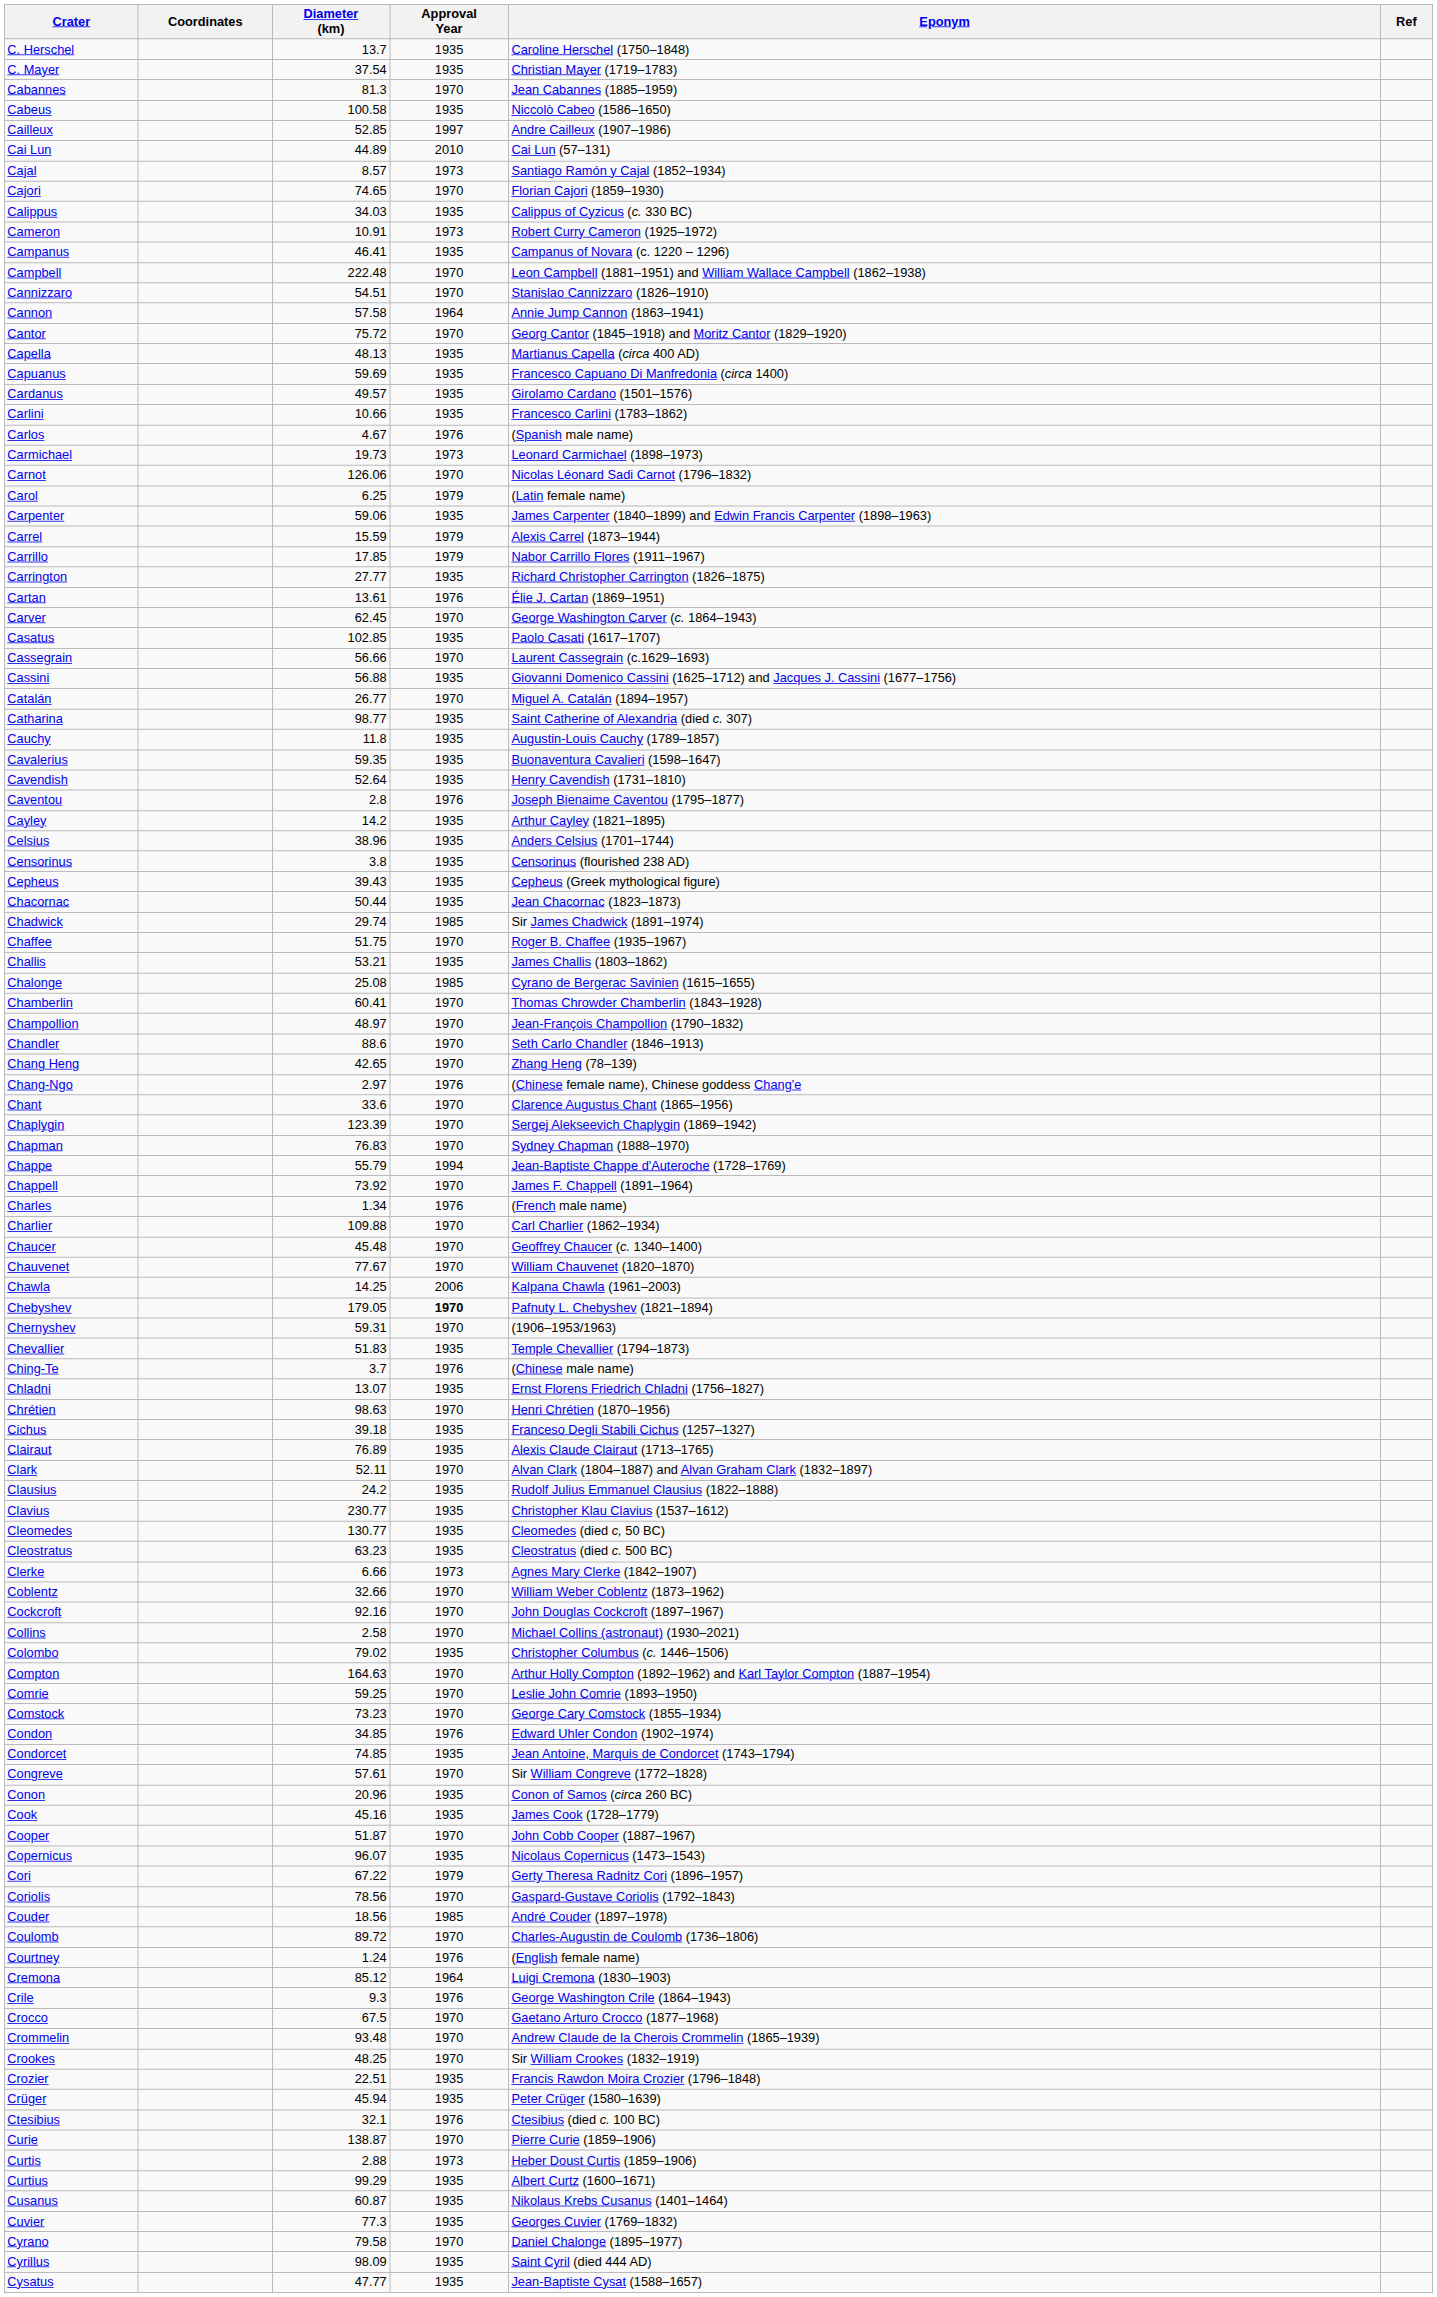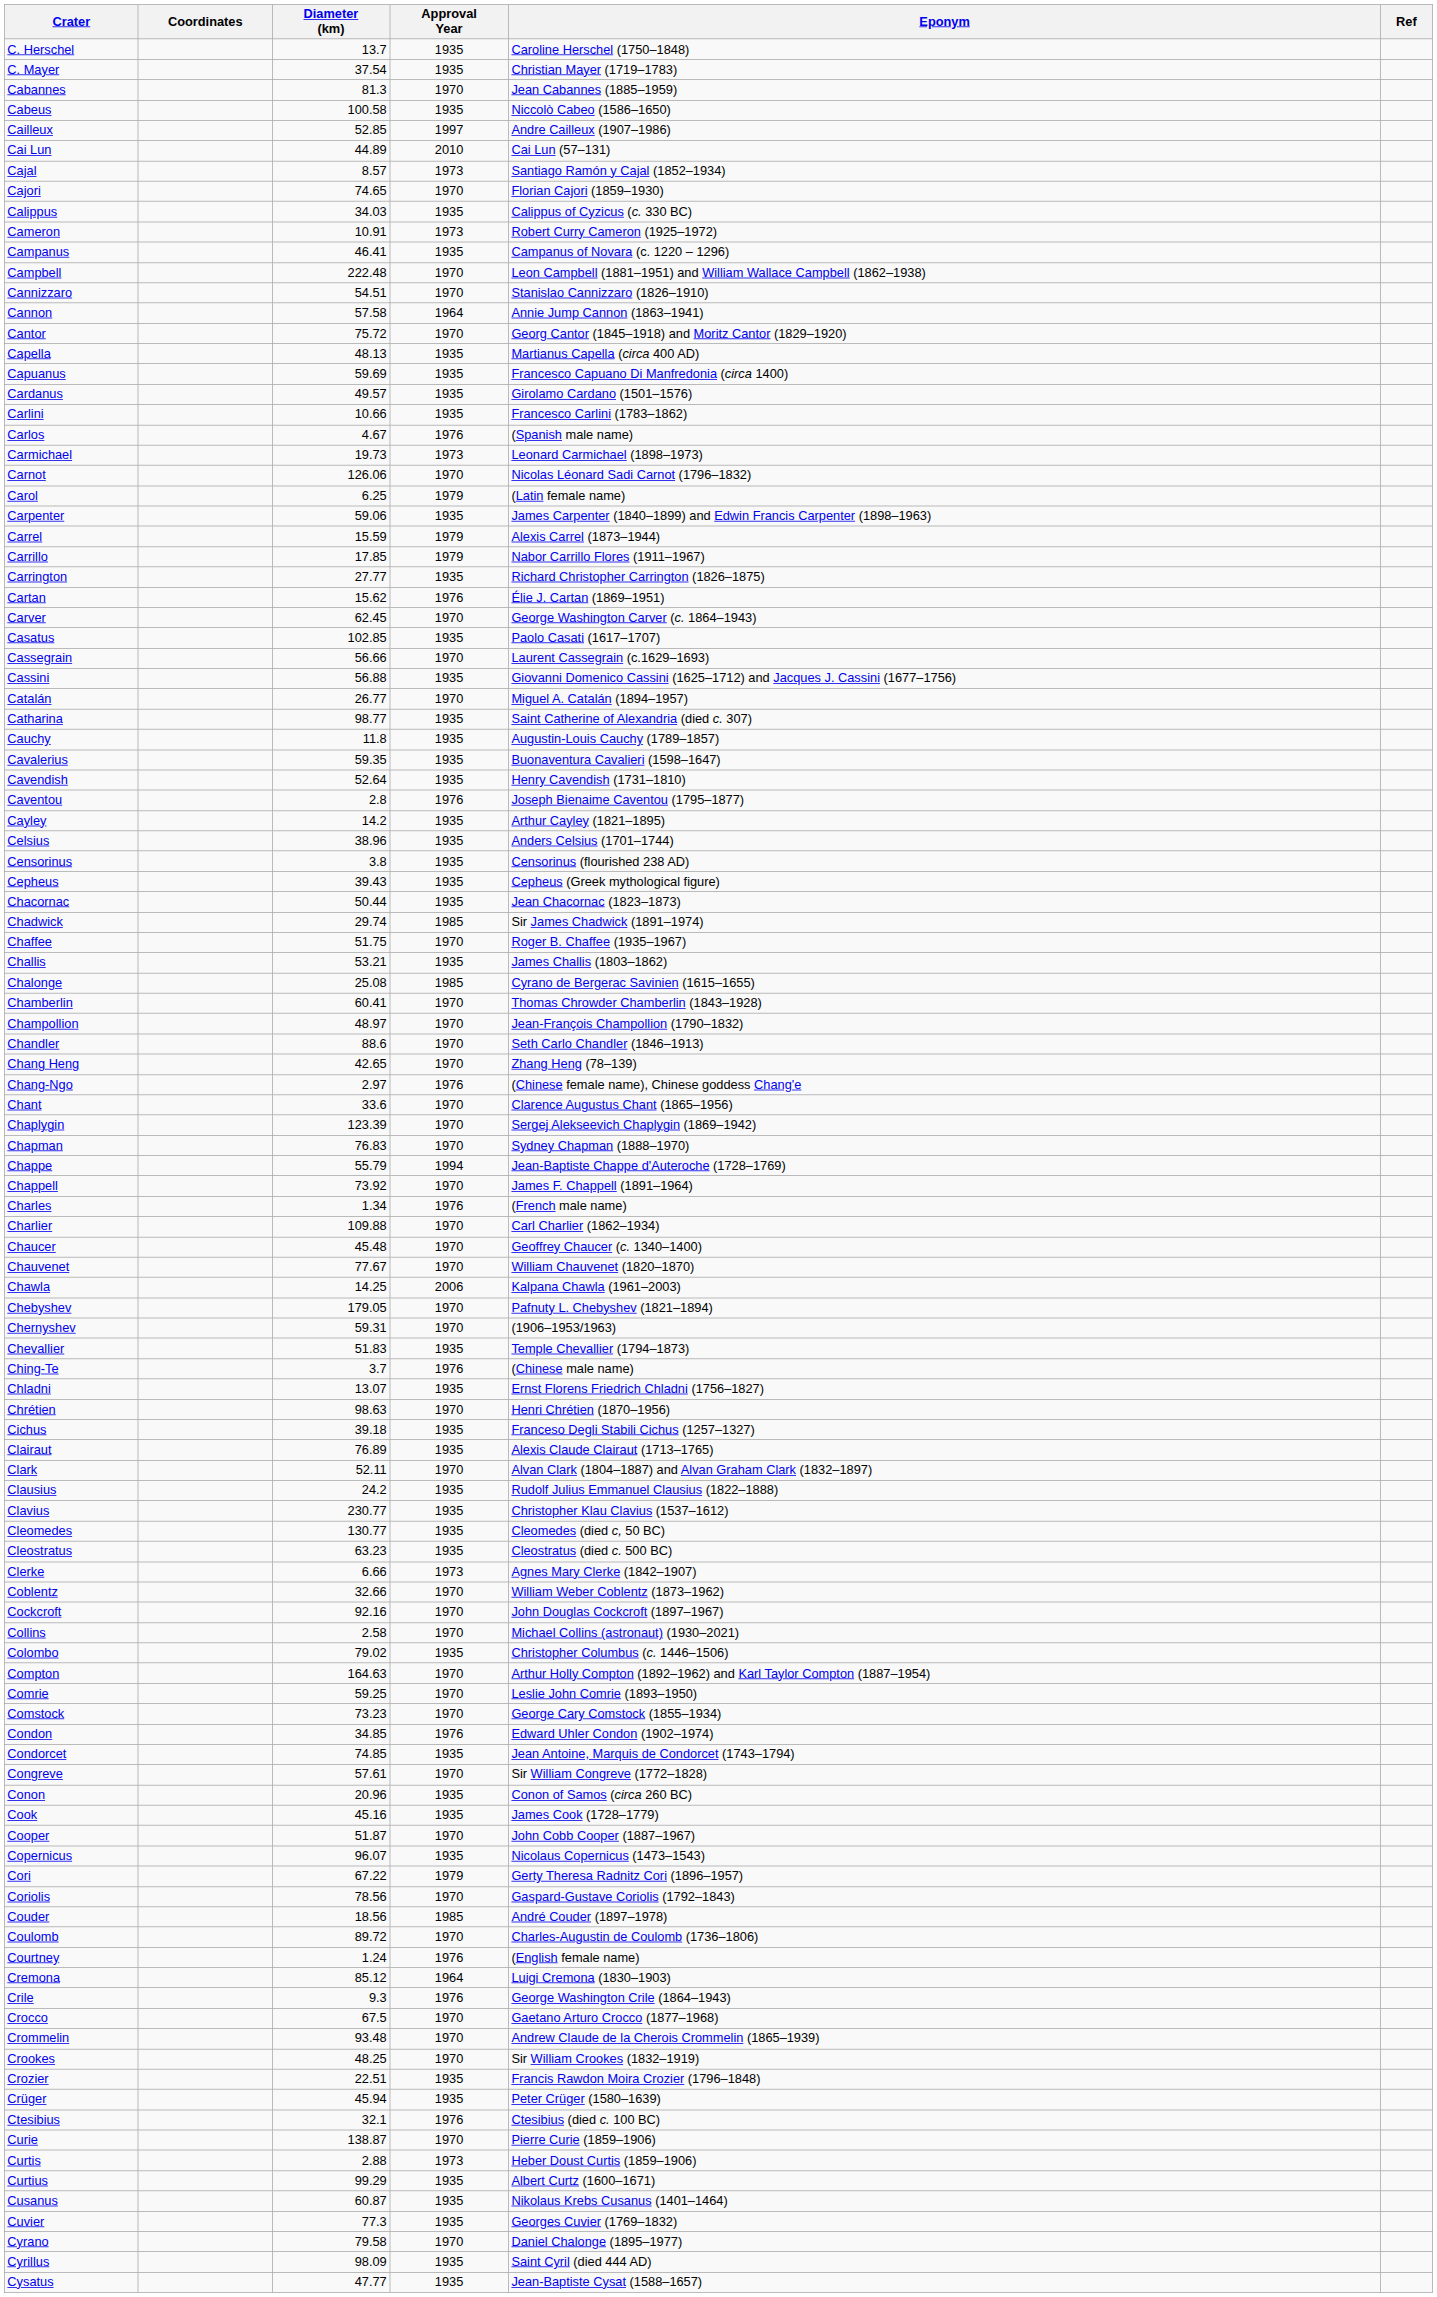(371, 597) 13.61 -> (371, 597) 15.62
(449, 1307) bold -> (449, 1307) normal
